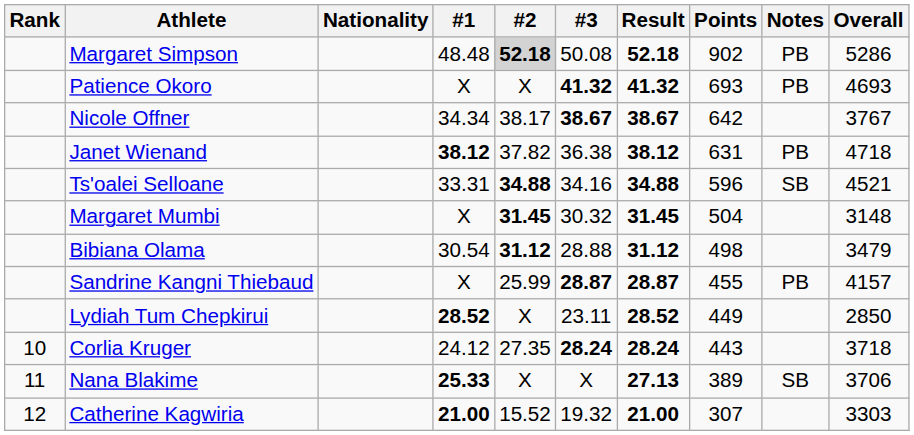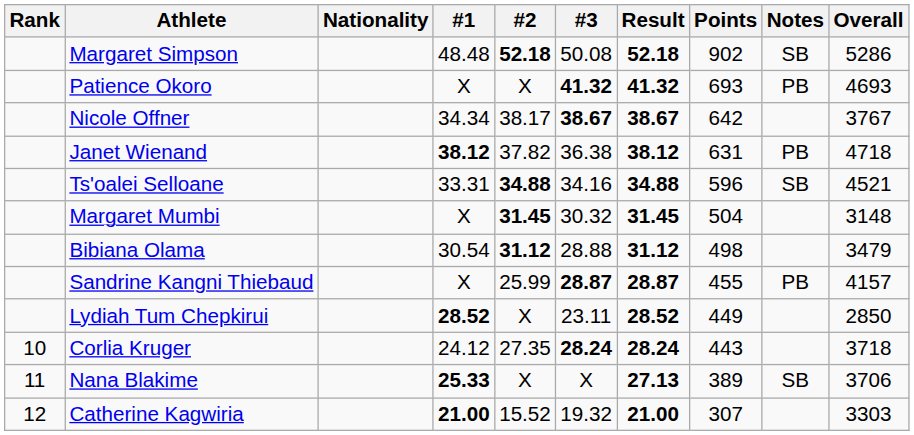(525, 53) lightgrey background -> (525, 53) no background
(795, 53) PB -> (795, 53) SB
